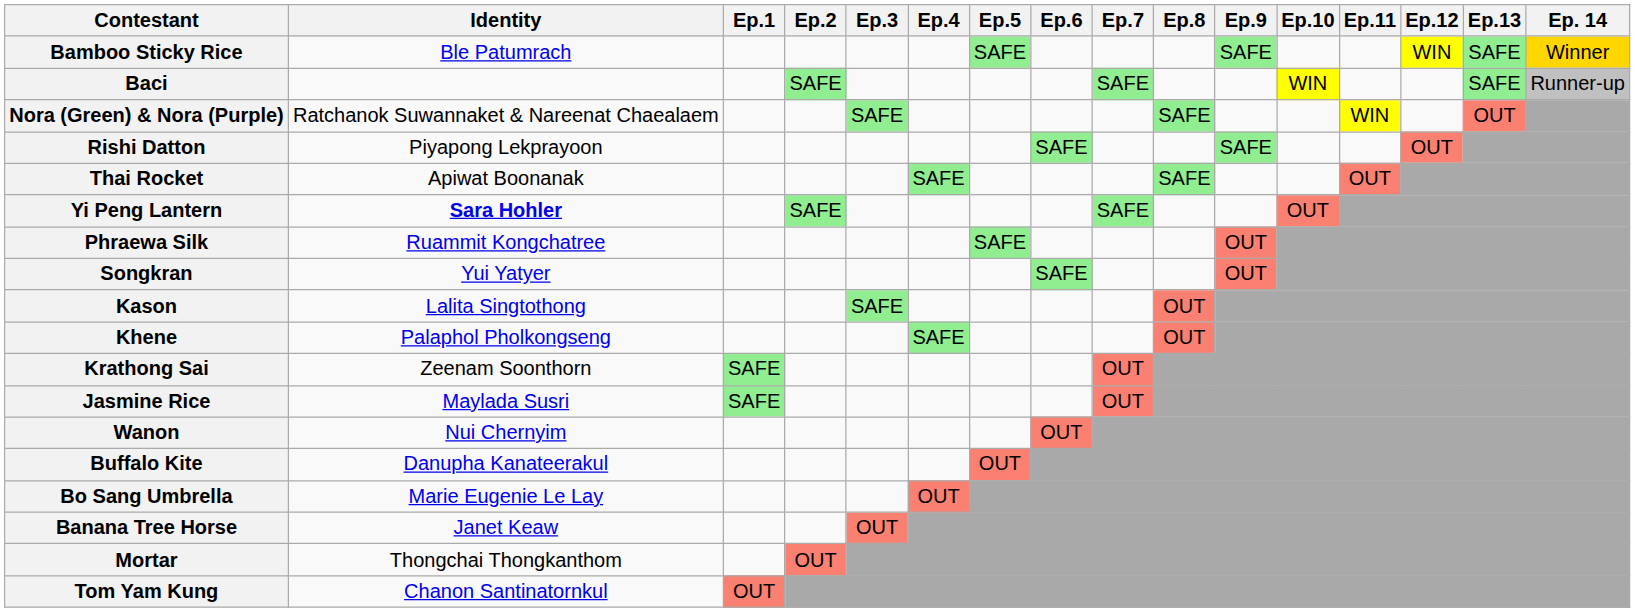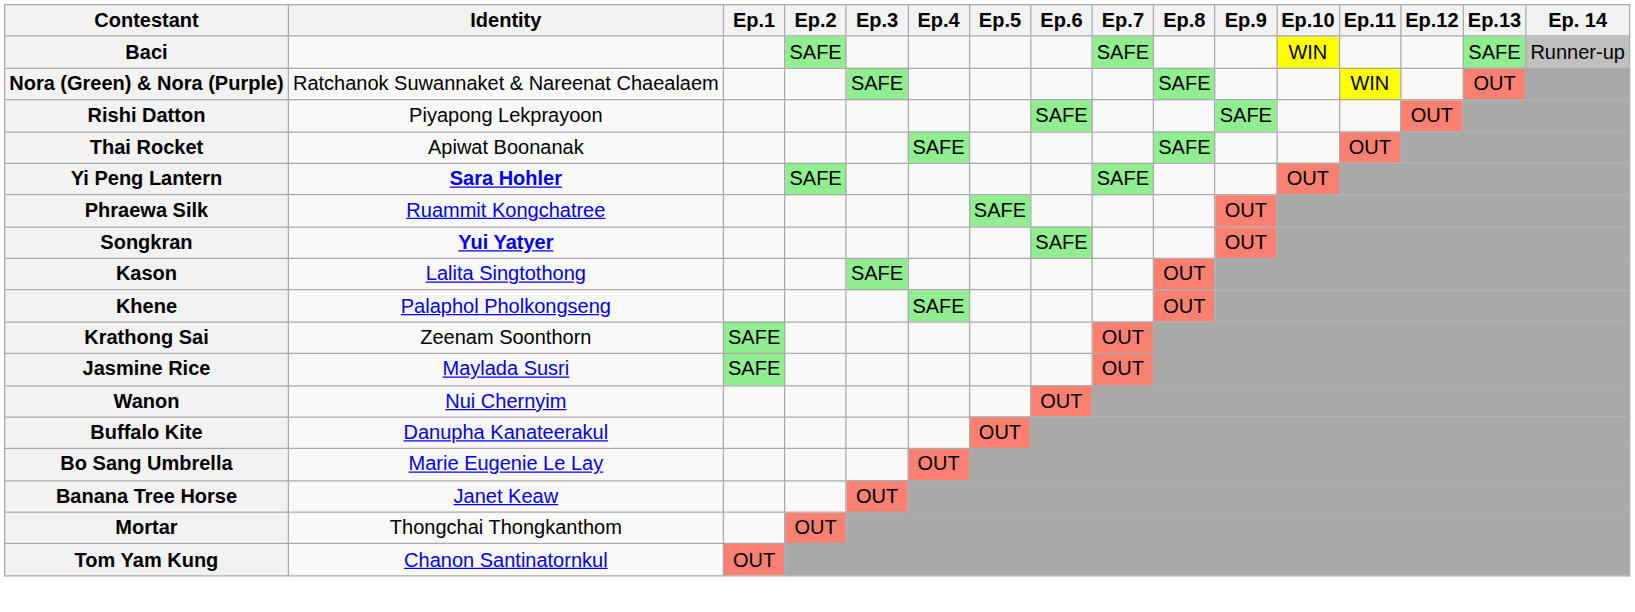- row: (146, 52)
(506, 274) normal -> (506, 242) bold
